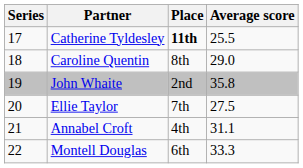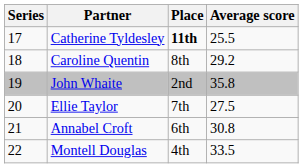(222, 60) 29.0 -> (222, 60) 29.2
(180, 128) 4th -> (180, 128) 6th
(222, 128) 31.1 -> (222, 128) 30.8
(180, 151) 6th -> (180, 151) 4th
(222, 151) 33.3 -> (222, 151) 33.5
